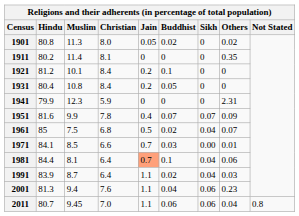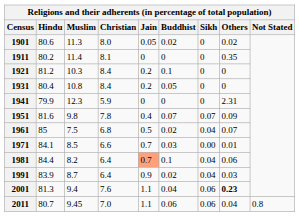(46, 42) 80.8 -> (46, 42) 80.6
(74, 71) 10.1 -> (74, 71) 10.3
(72, 115) 9.9 -> (72, 115) 9.8
(72, 160) 8.1 -> (72, 160) 8.2
(146, 174) 1.1 -> (146, 174) 0.9
(229, 189) normal -> (229, 189) bold
